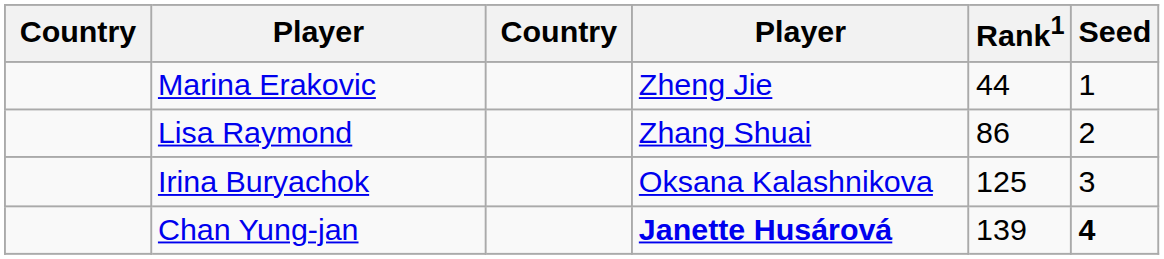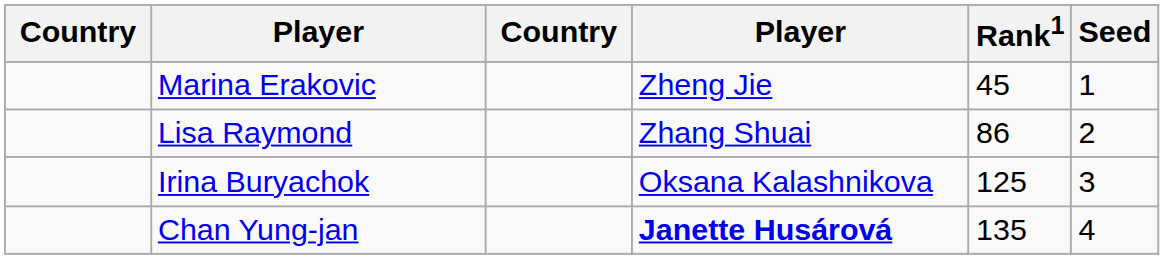(993, 85) 44 -> (993, 85) 45
(1001, 229) 139 -> (1001, 229) 135
(1087, 229) bold -> (1087, 229) normal
